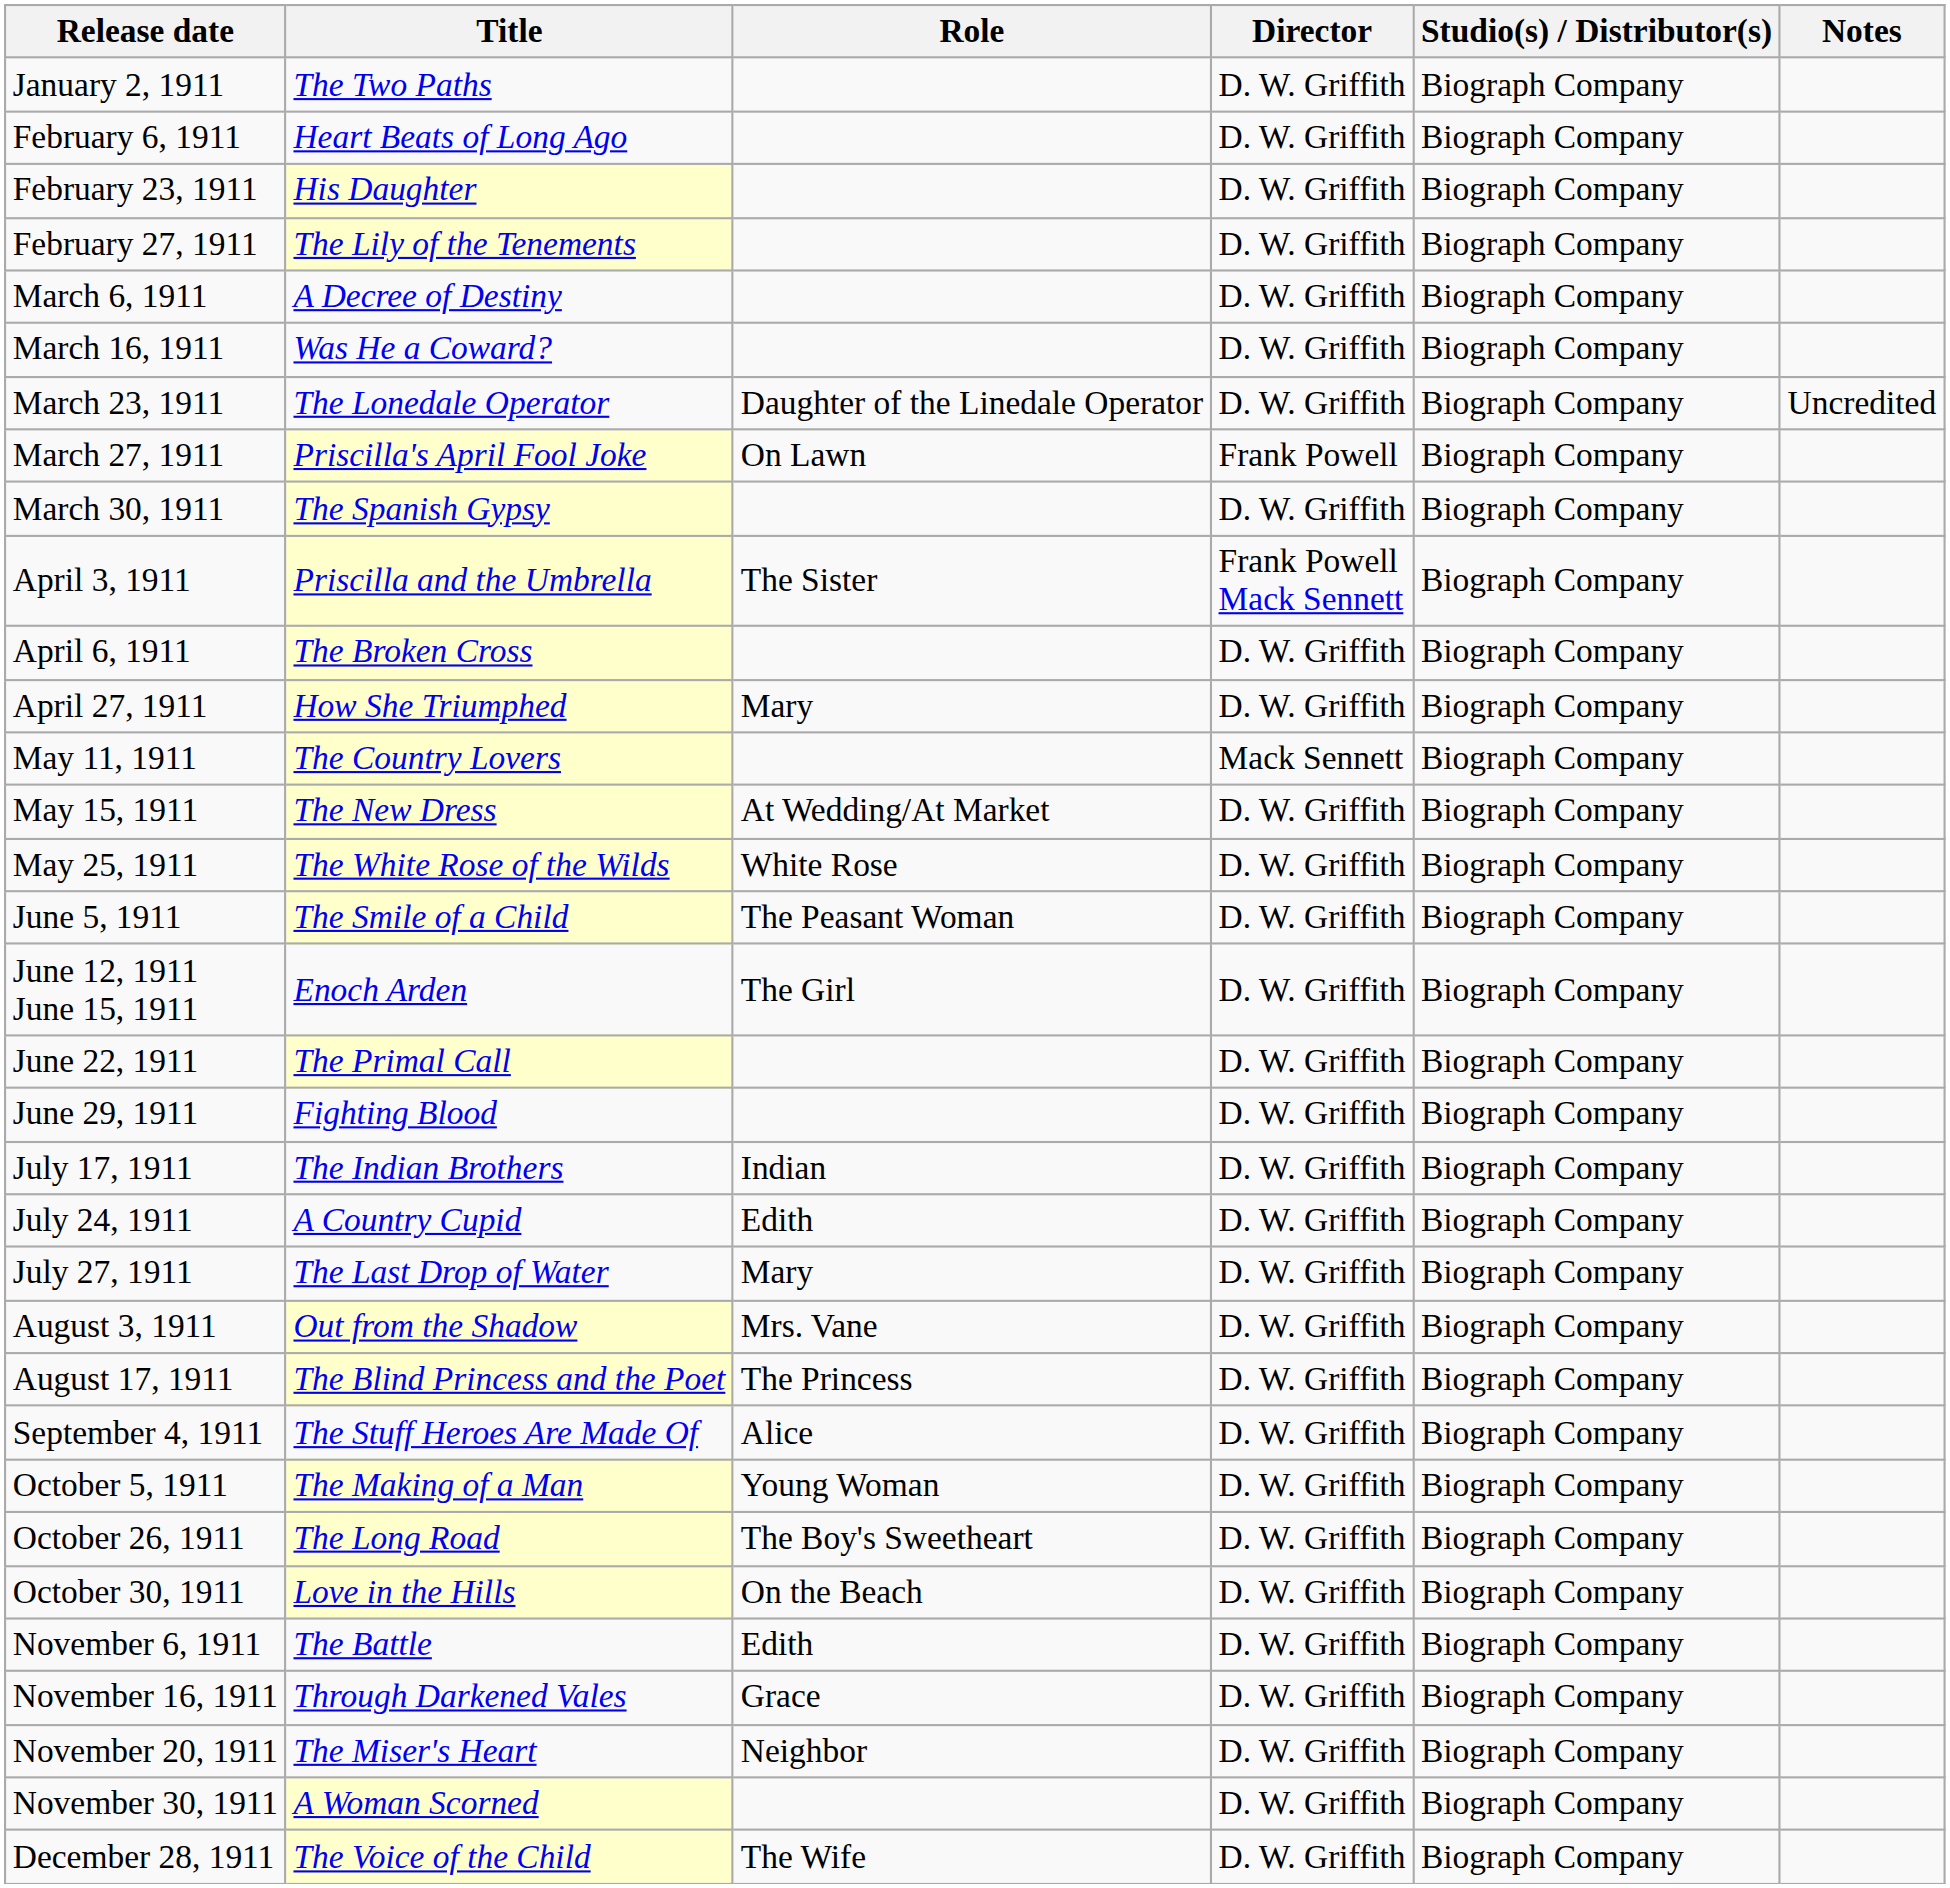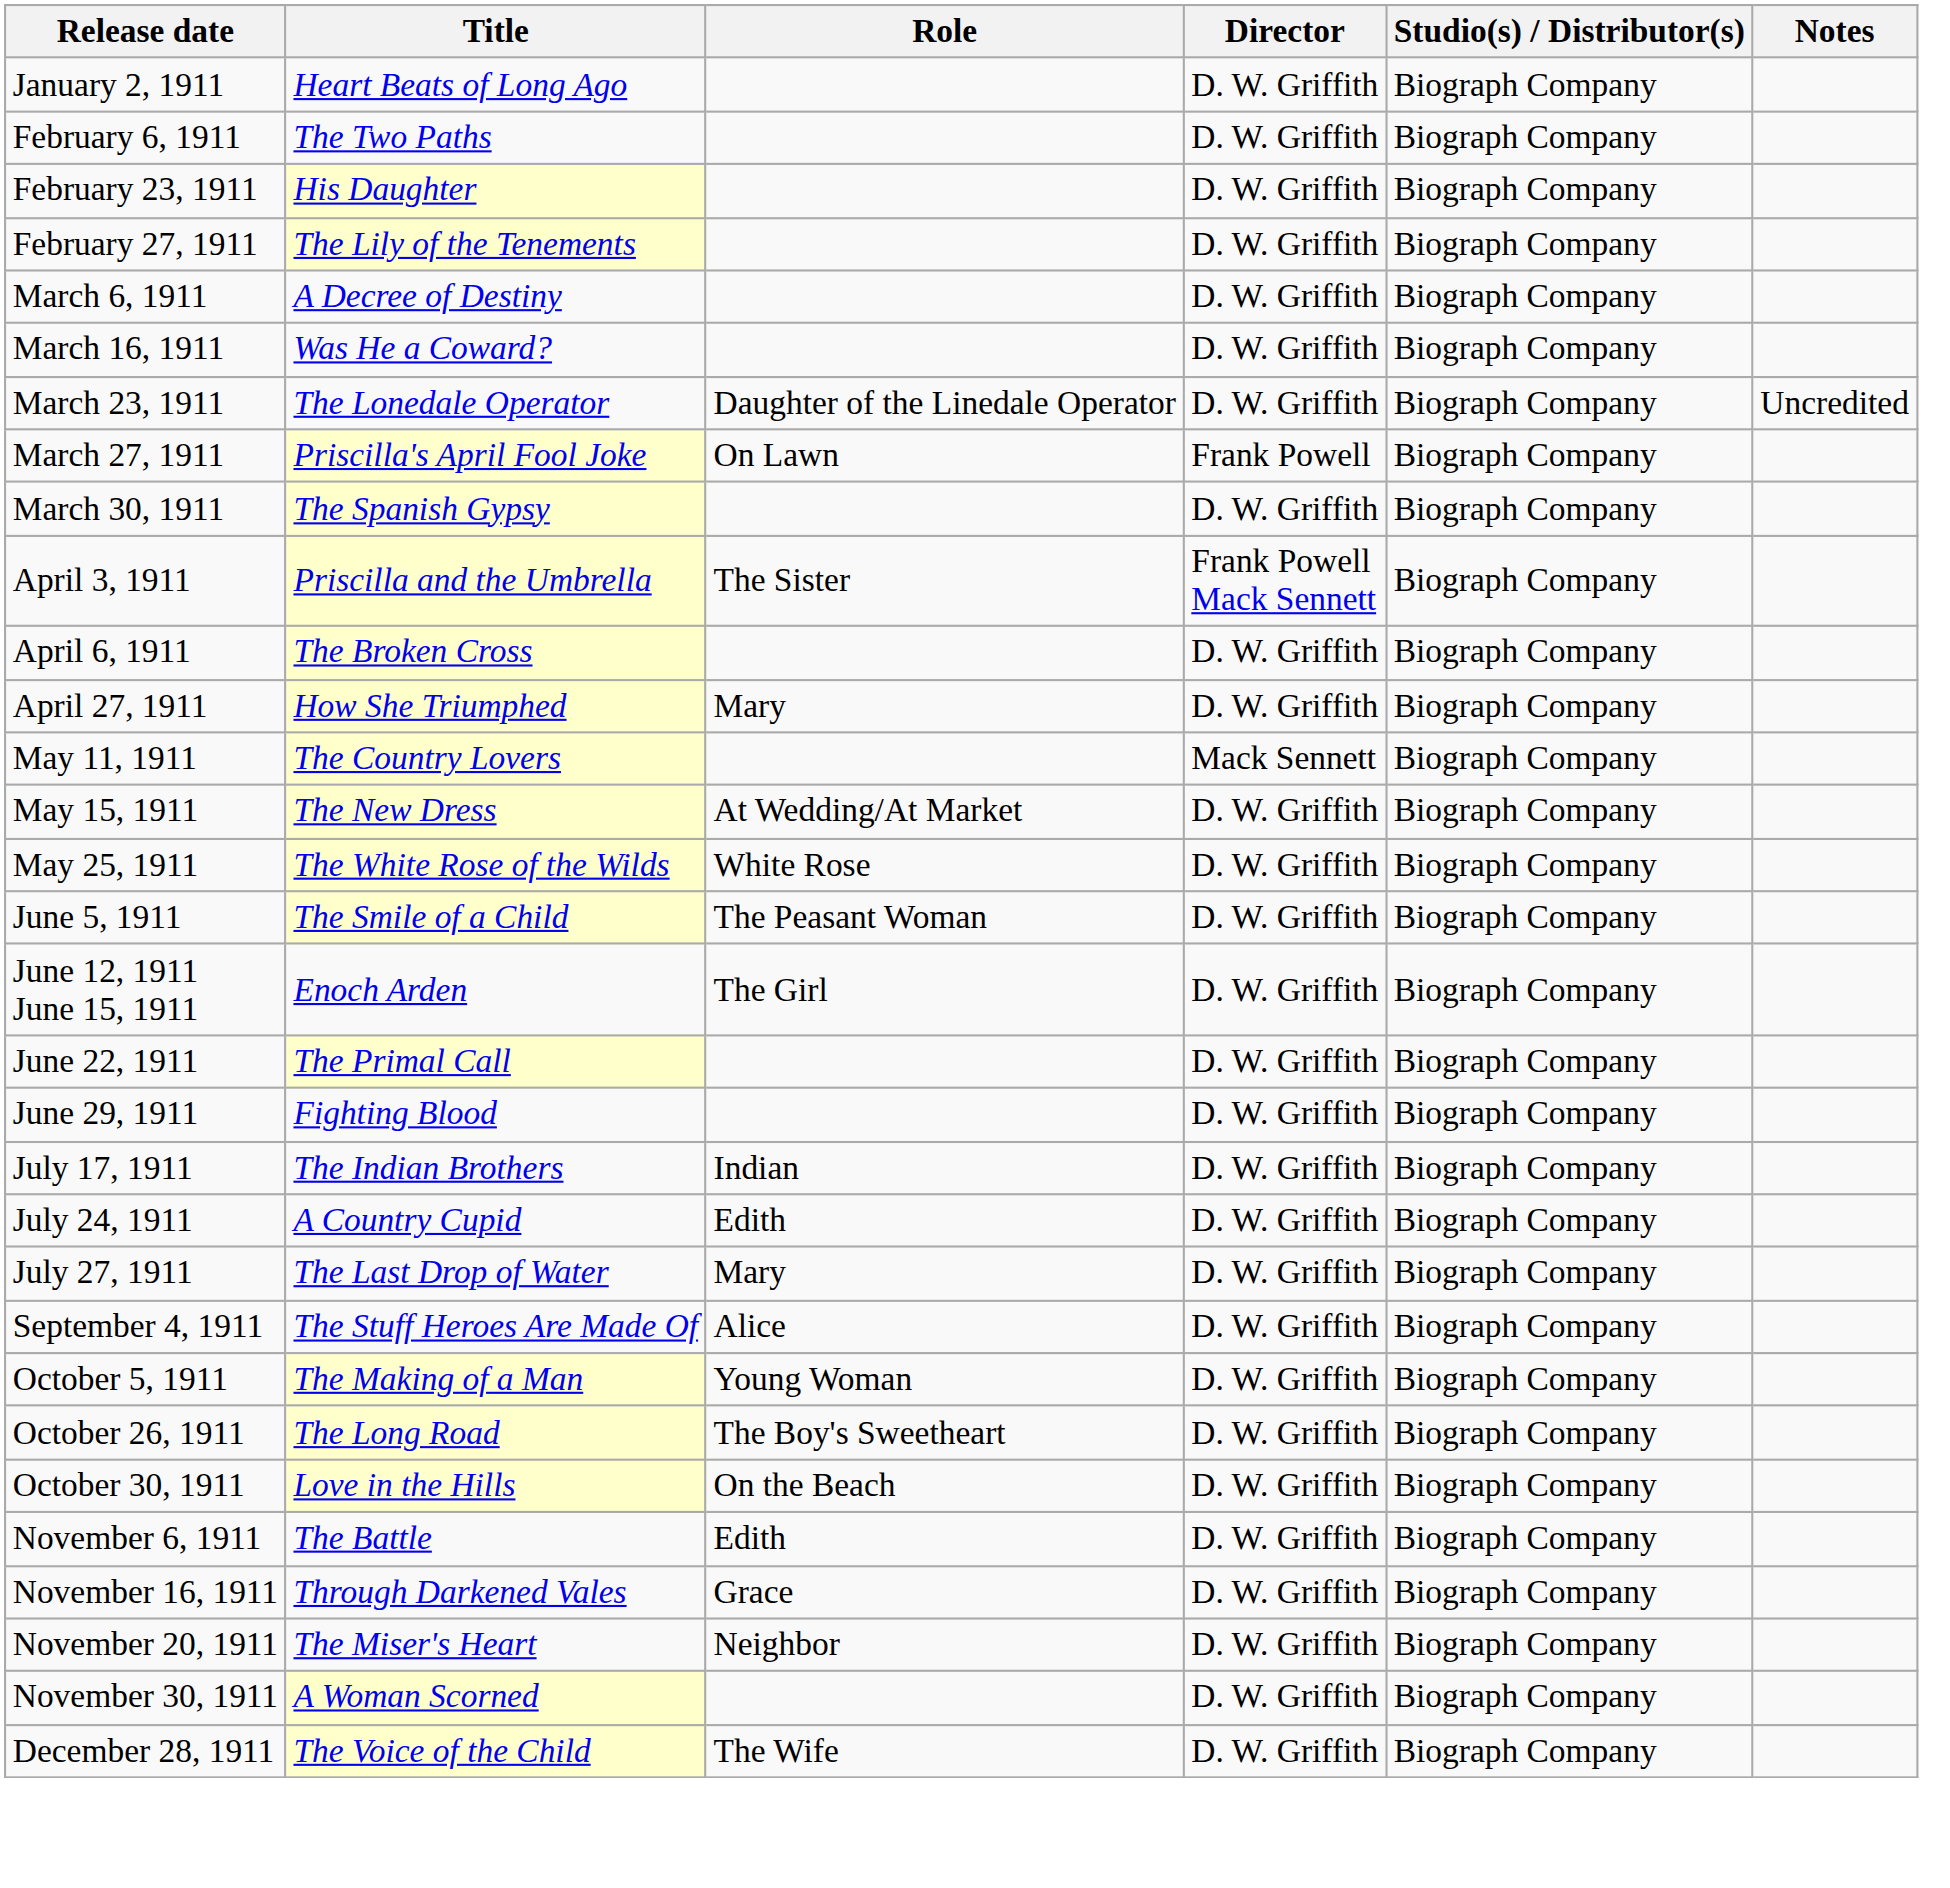(393, 84) The Two Paths -> (460, 84) Heart Beats of Long Ago
(460, 137) Heart Beats of Long Ago -> (393, 137) The Two Paths
- row: (115, 1326)
- row: (123, 1379)
